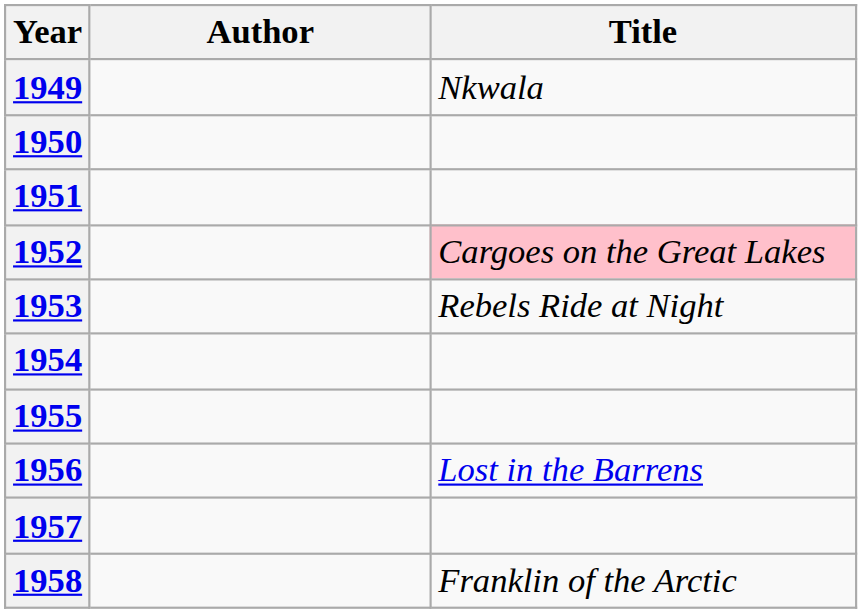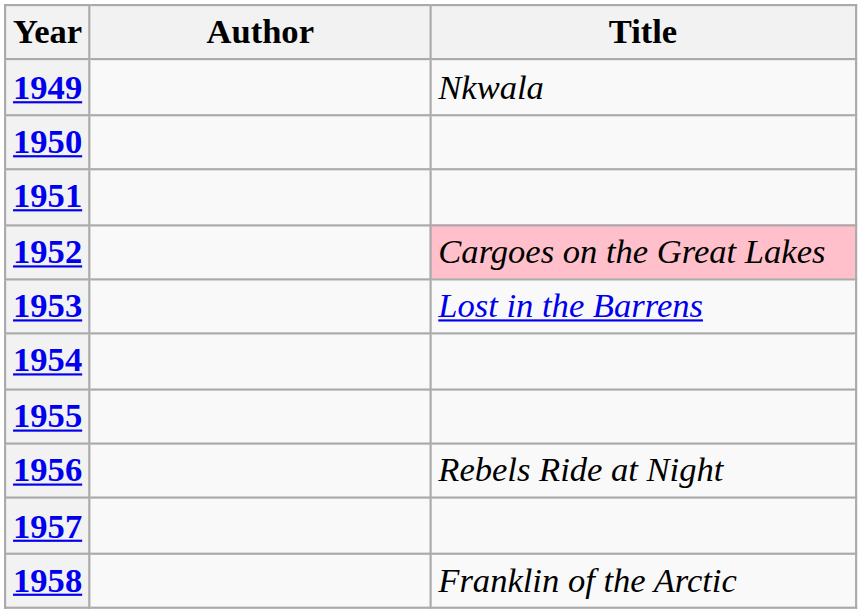(581, 305) Rebels Ride at Night -> (571, 305) Lost in the Barrens
(571, 470) Lost in the Barrens -> (581, 470) Rebels Ride at Night
